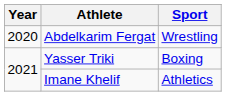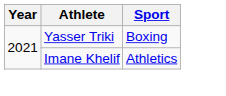- row: (100, 36)
